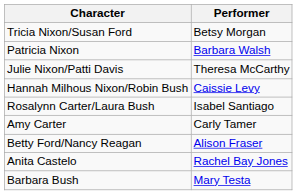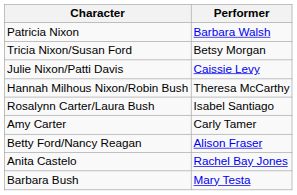rows swapped: (43, 50) <-> (69, 32)
(242, 69) Theresa McCarthy -> (227, 69) Caissie Levy
(227, 87) Caissie Levy -> (242, 87) Theresa McCarthy
